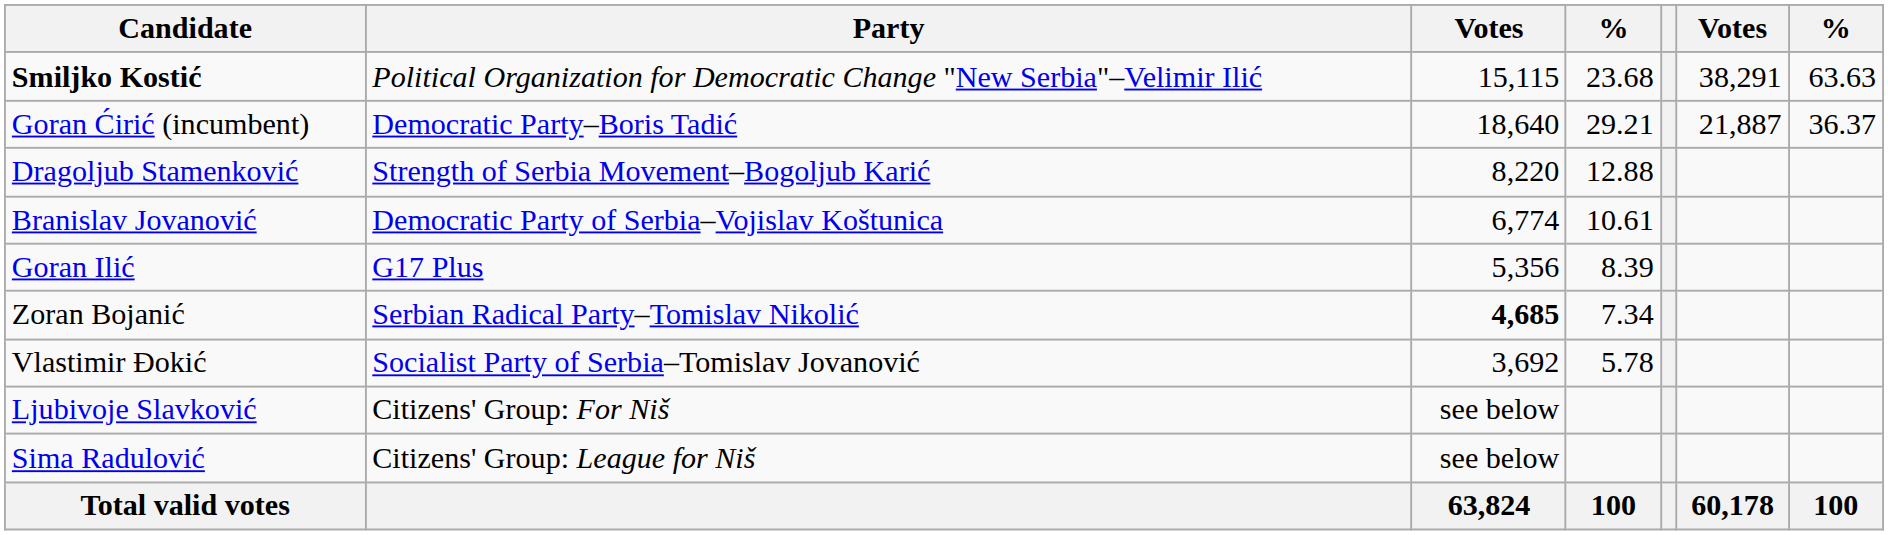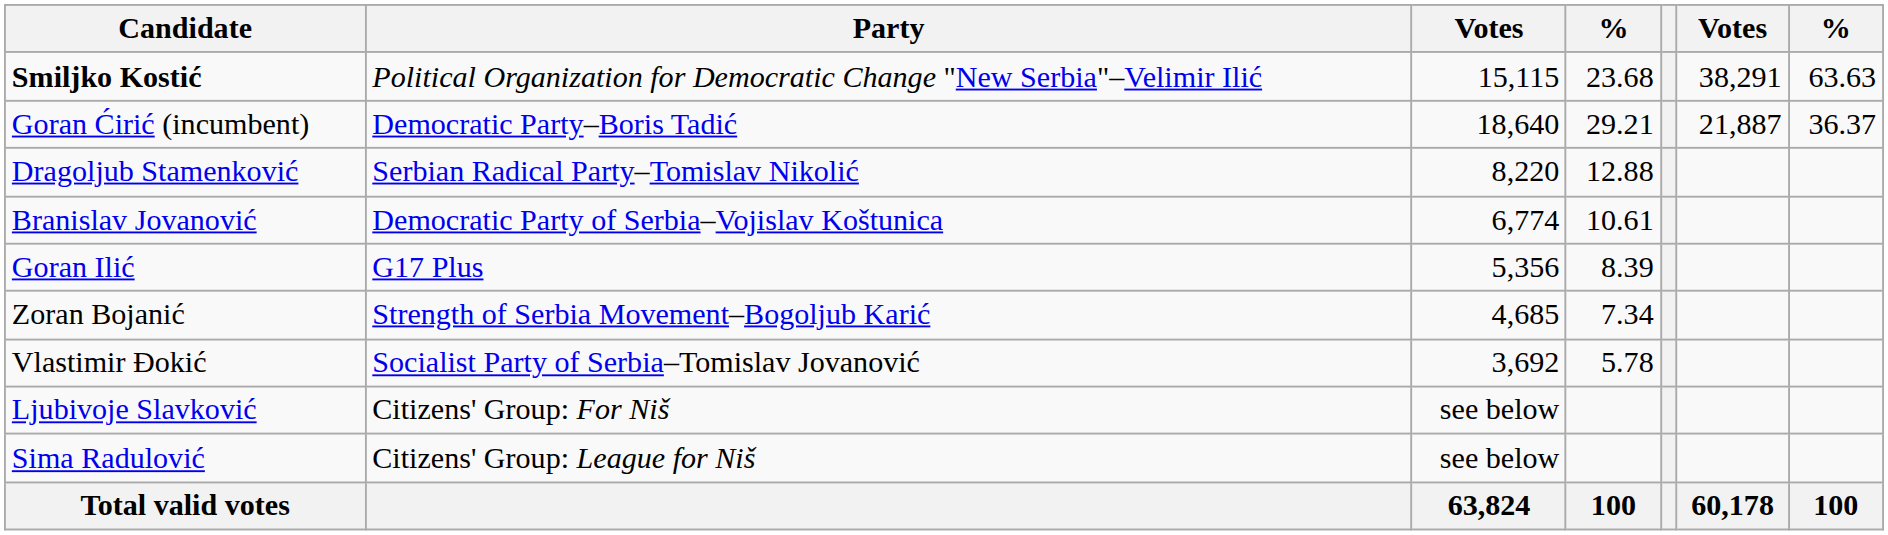(651, 171) Strength of Serbia Movement–Bogoljub Karić -> (616, 171) Serbian Radical Party–Tomislav Nikolić
(616, 314) Serbian Radical Party–Tomislav Nikolić -> (651, 314) Strength of Serbia Movement–Bogoljub Karić
(1525, 314) bold -> (1525, 314) normal
